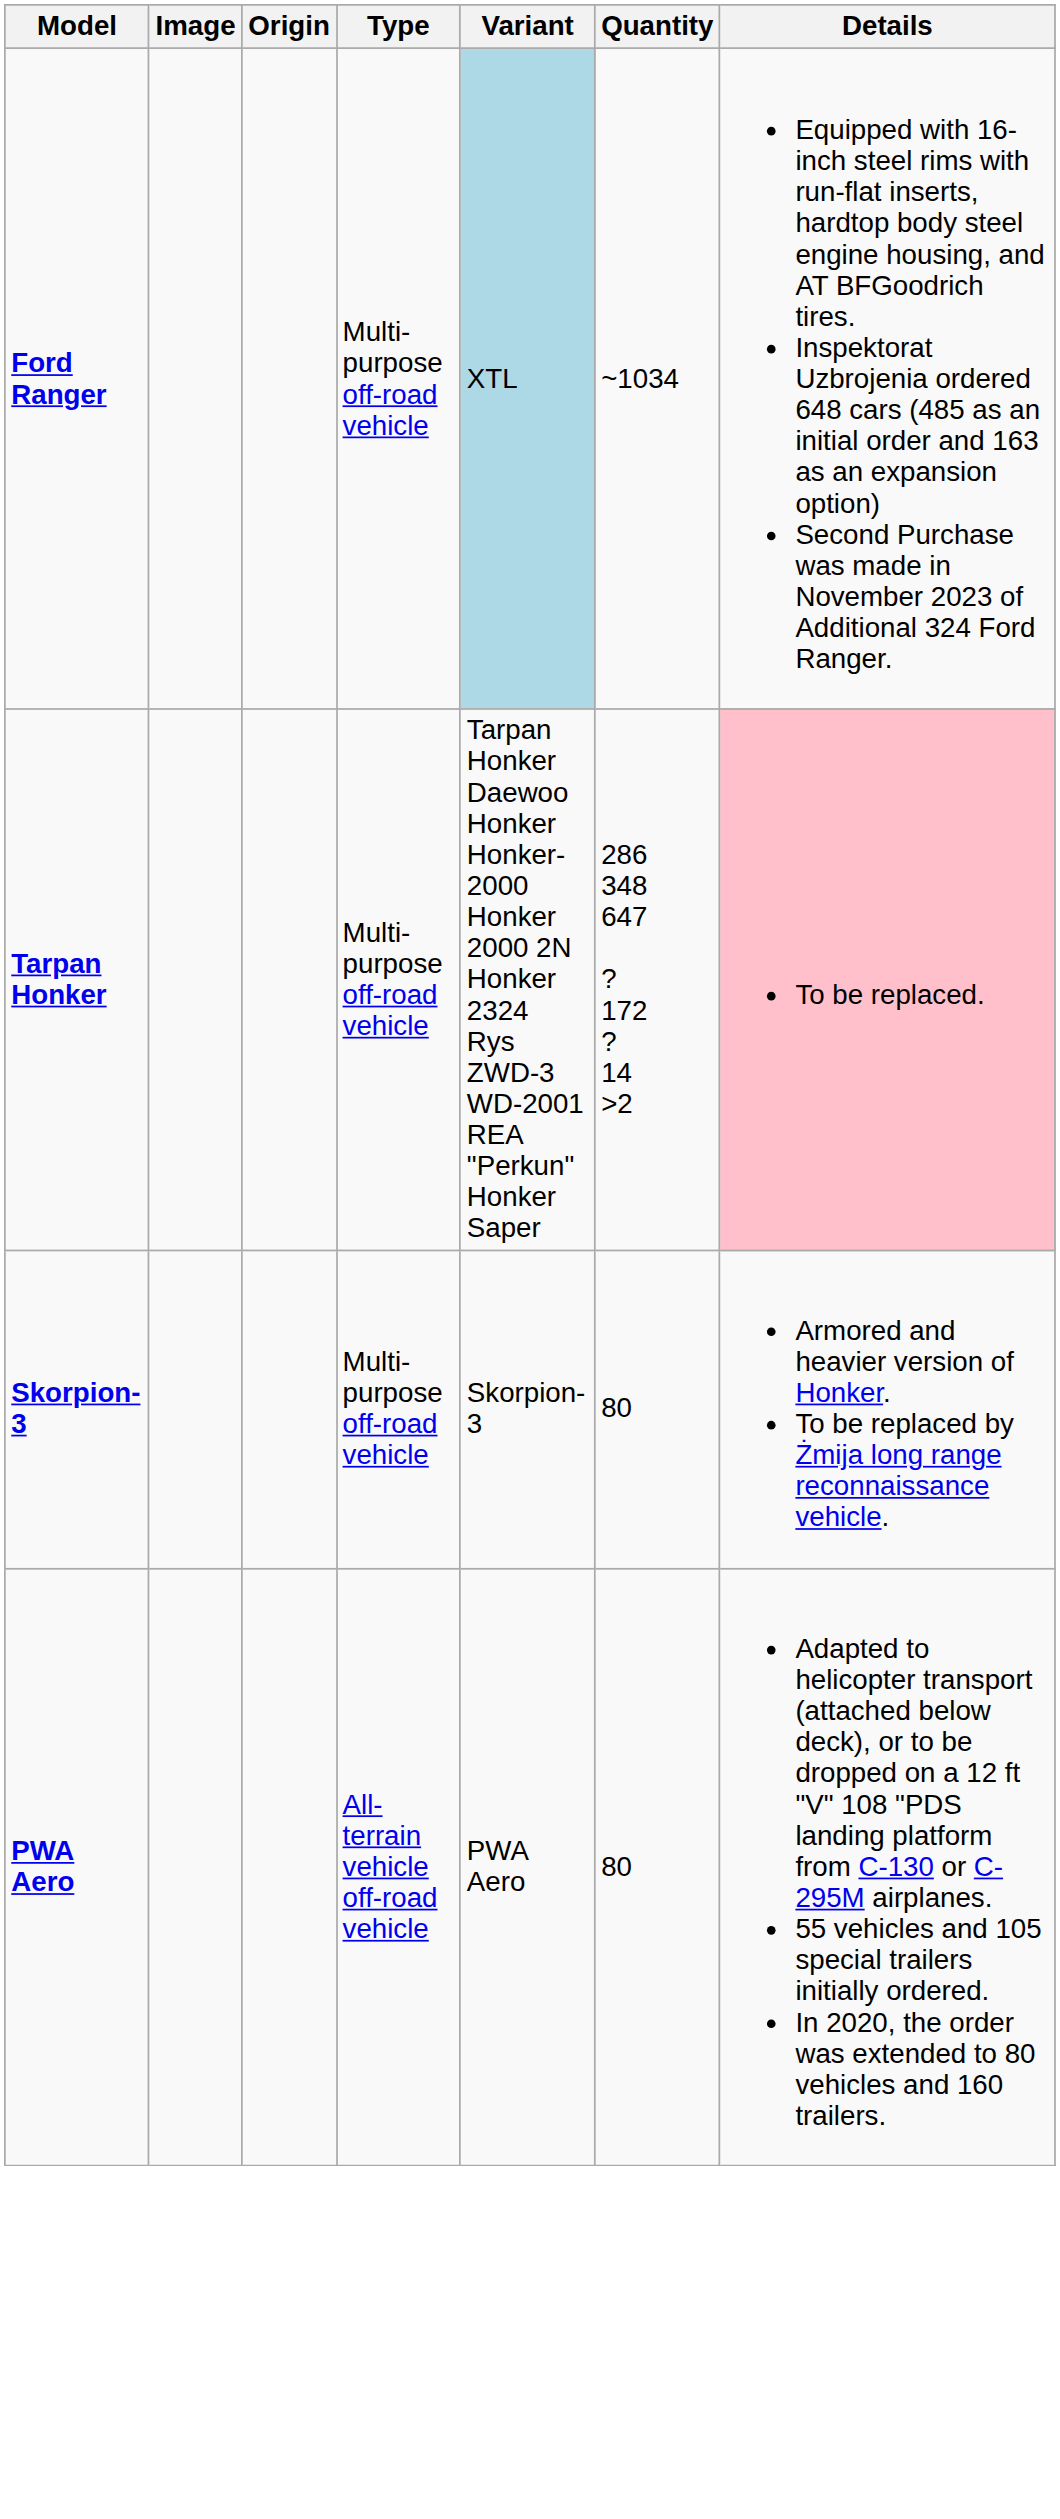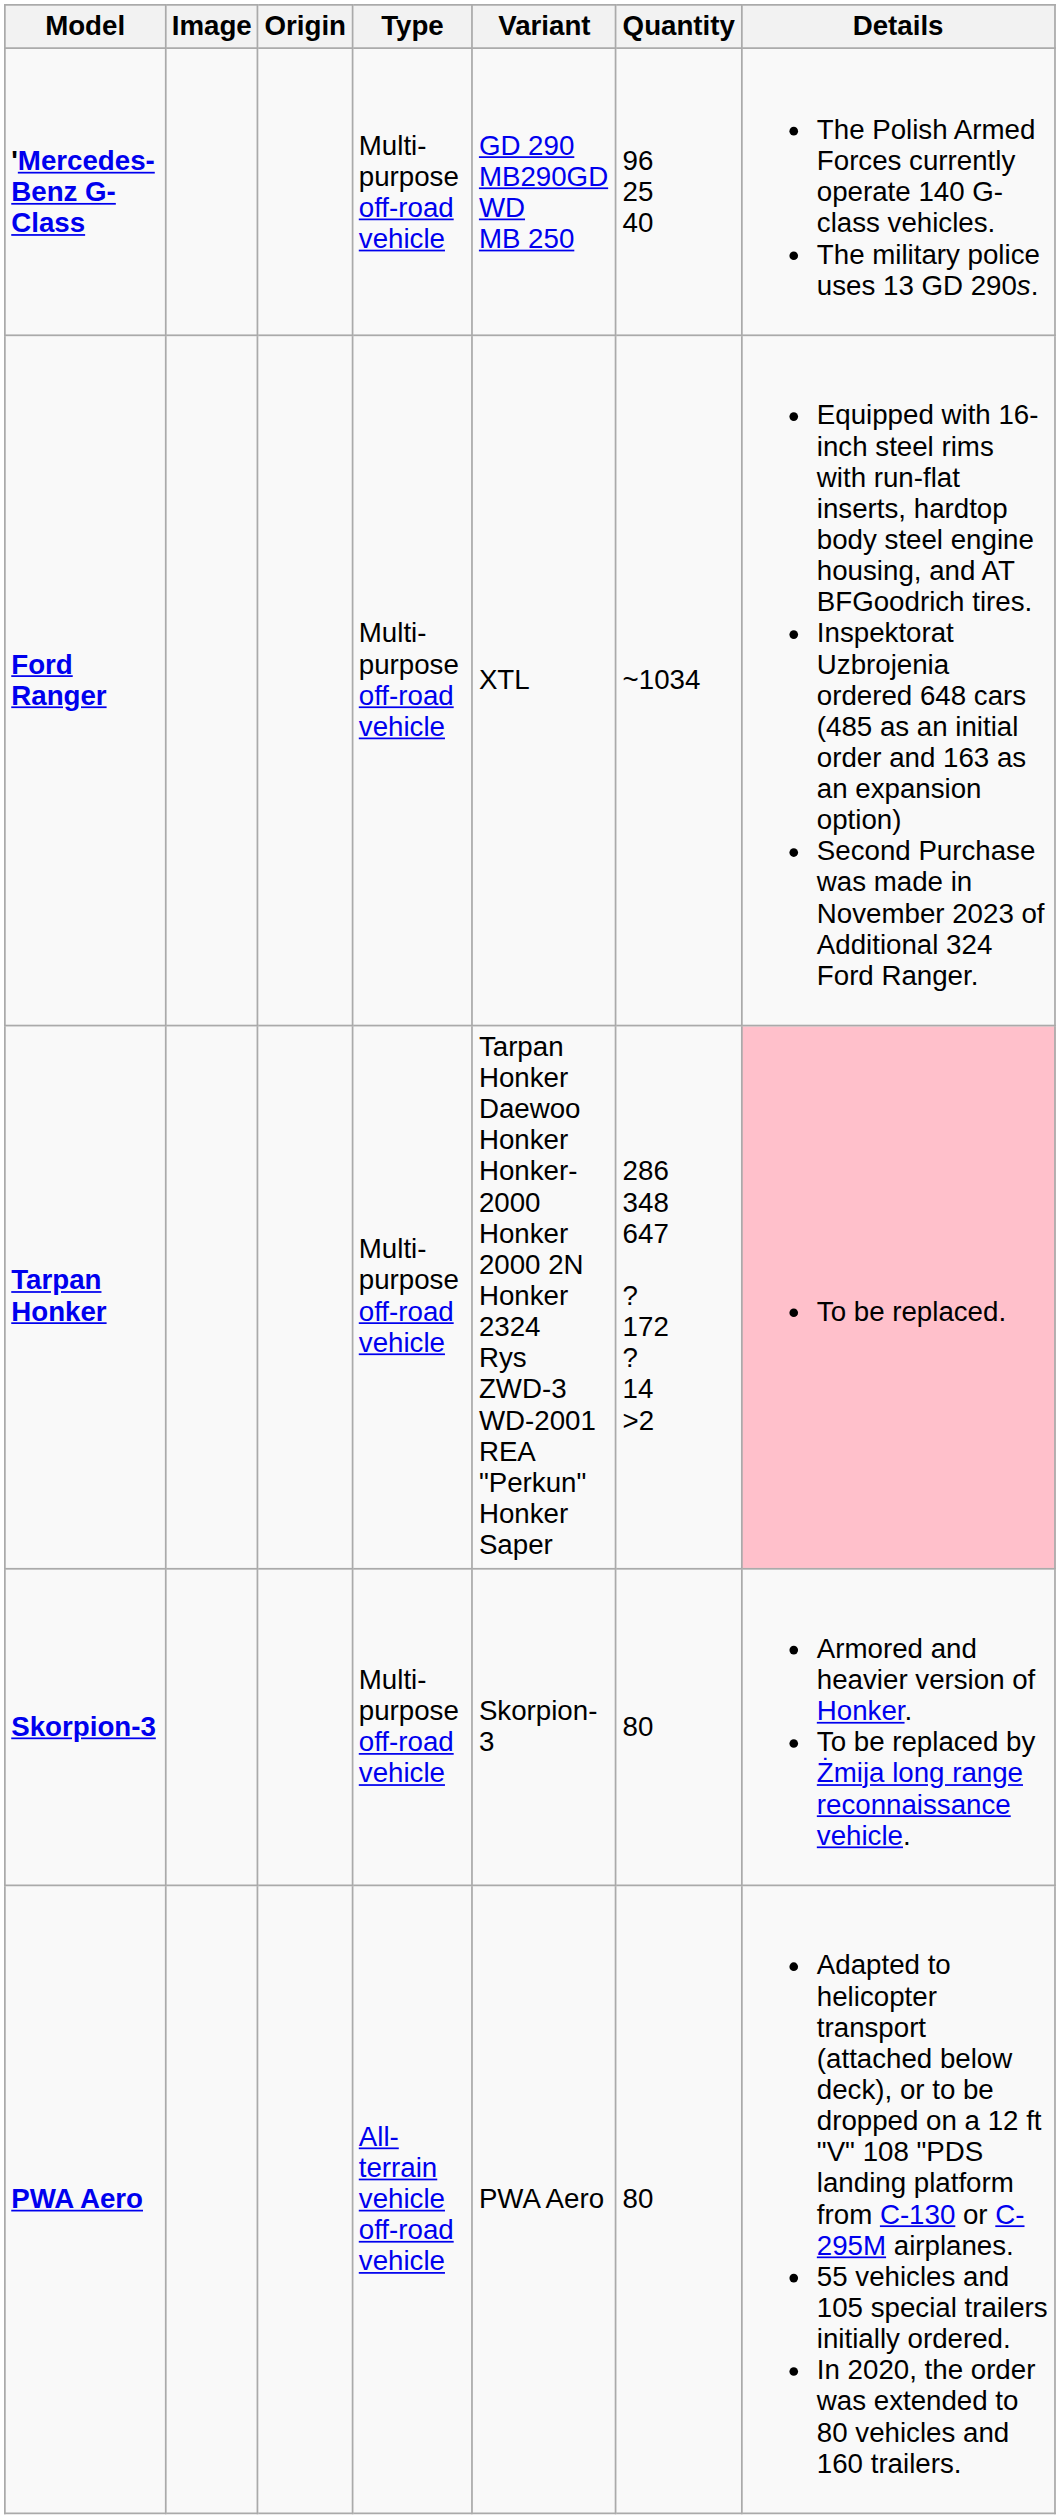+ row: (83, 191)
(492, 378) lightblue background -> (504, 679) no background
